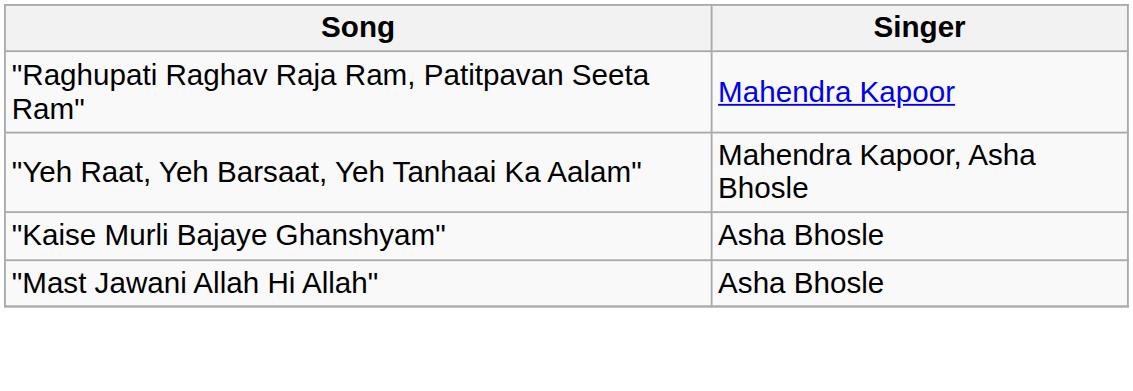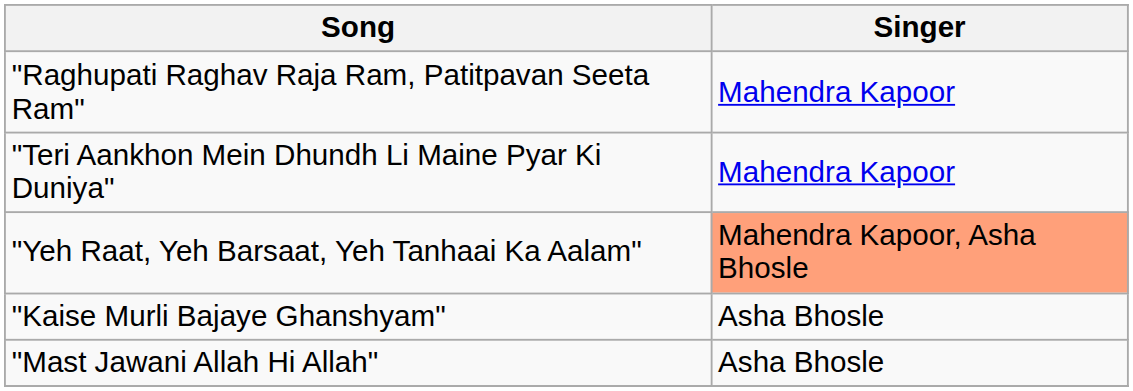+ row: (307, 171)
(877, 171) no background -> (877, 252) lightsalmon background
